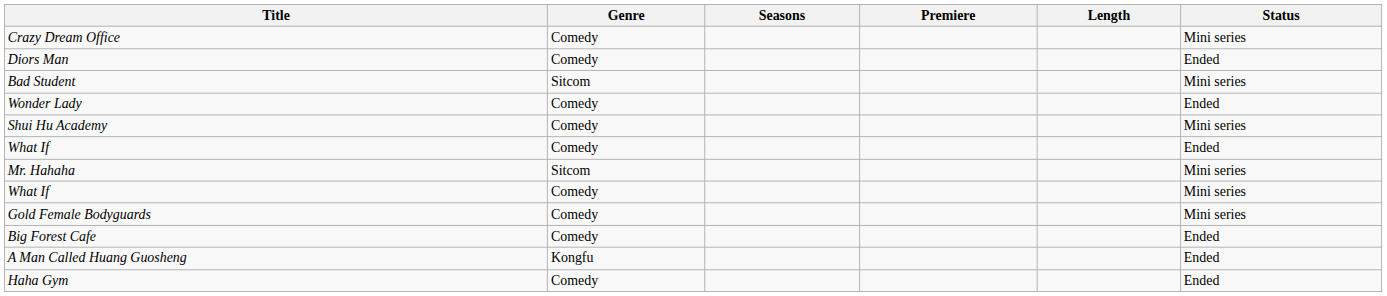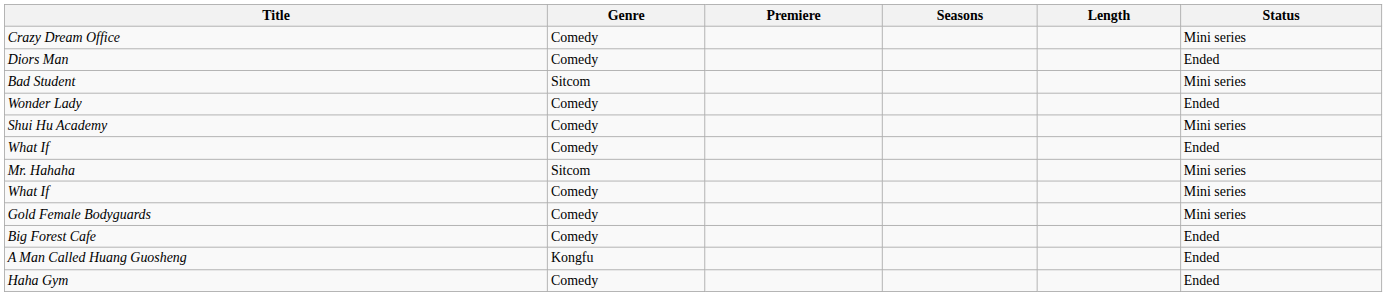columns swapped: (948, 15) <-> (782, 15)
